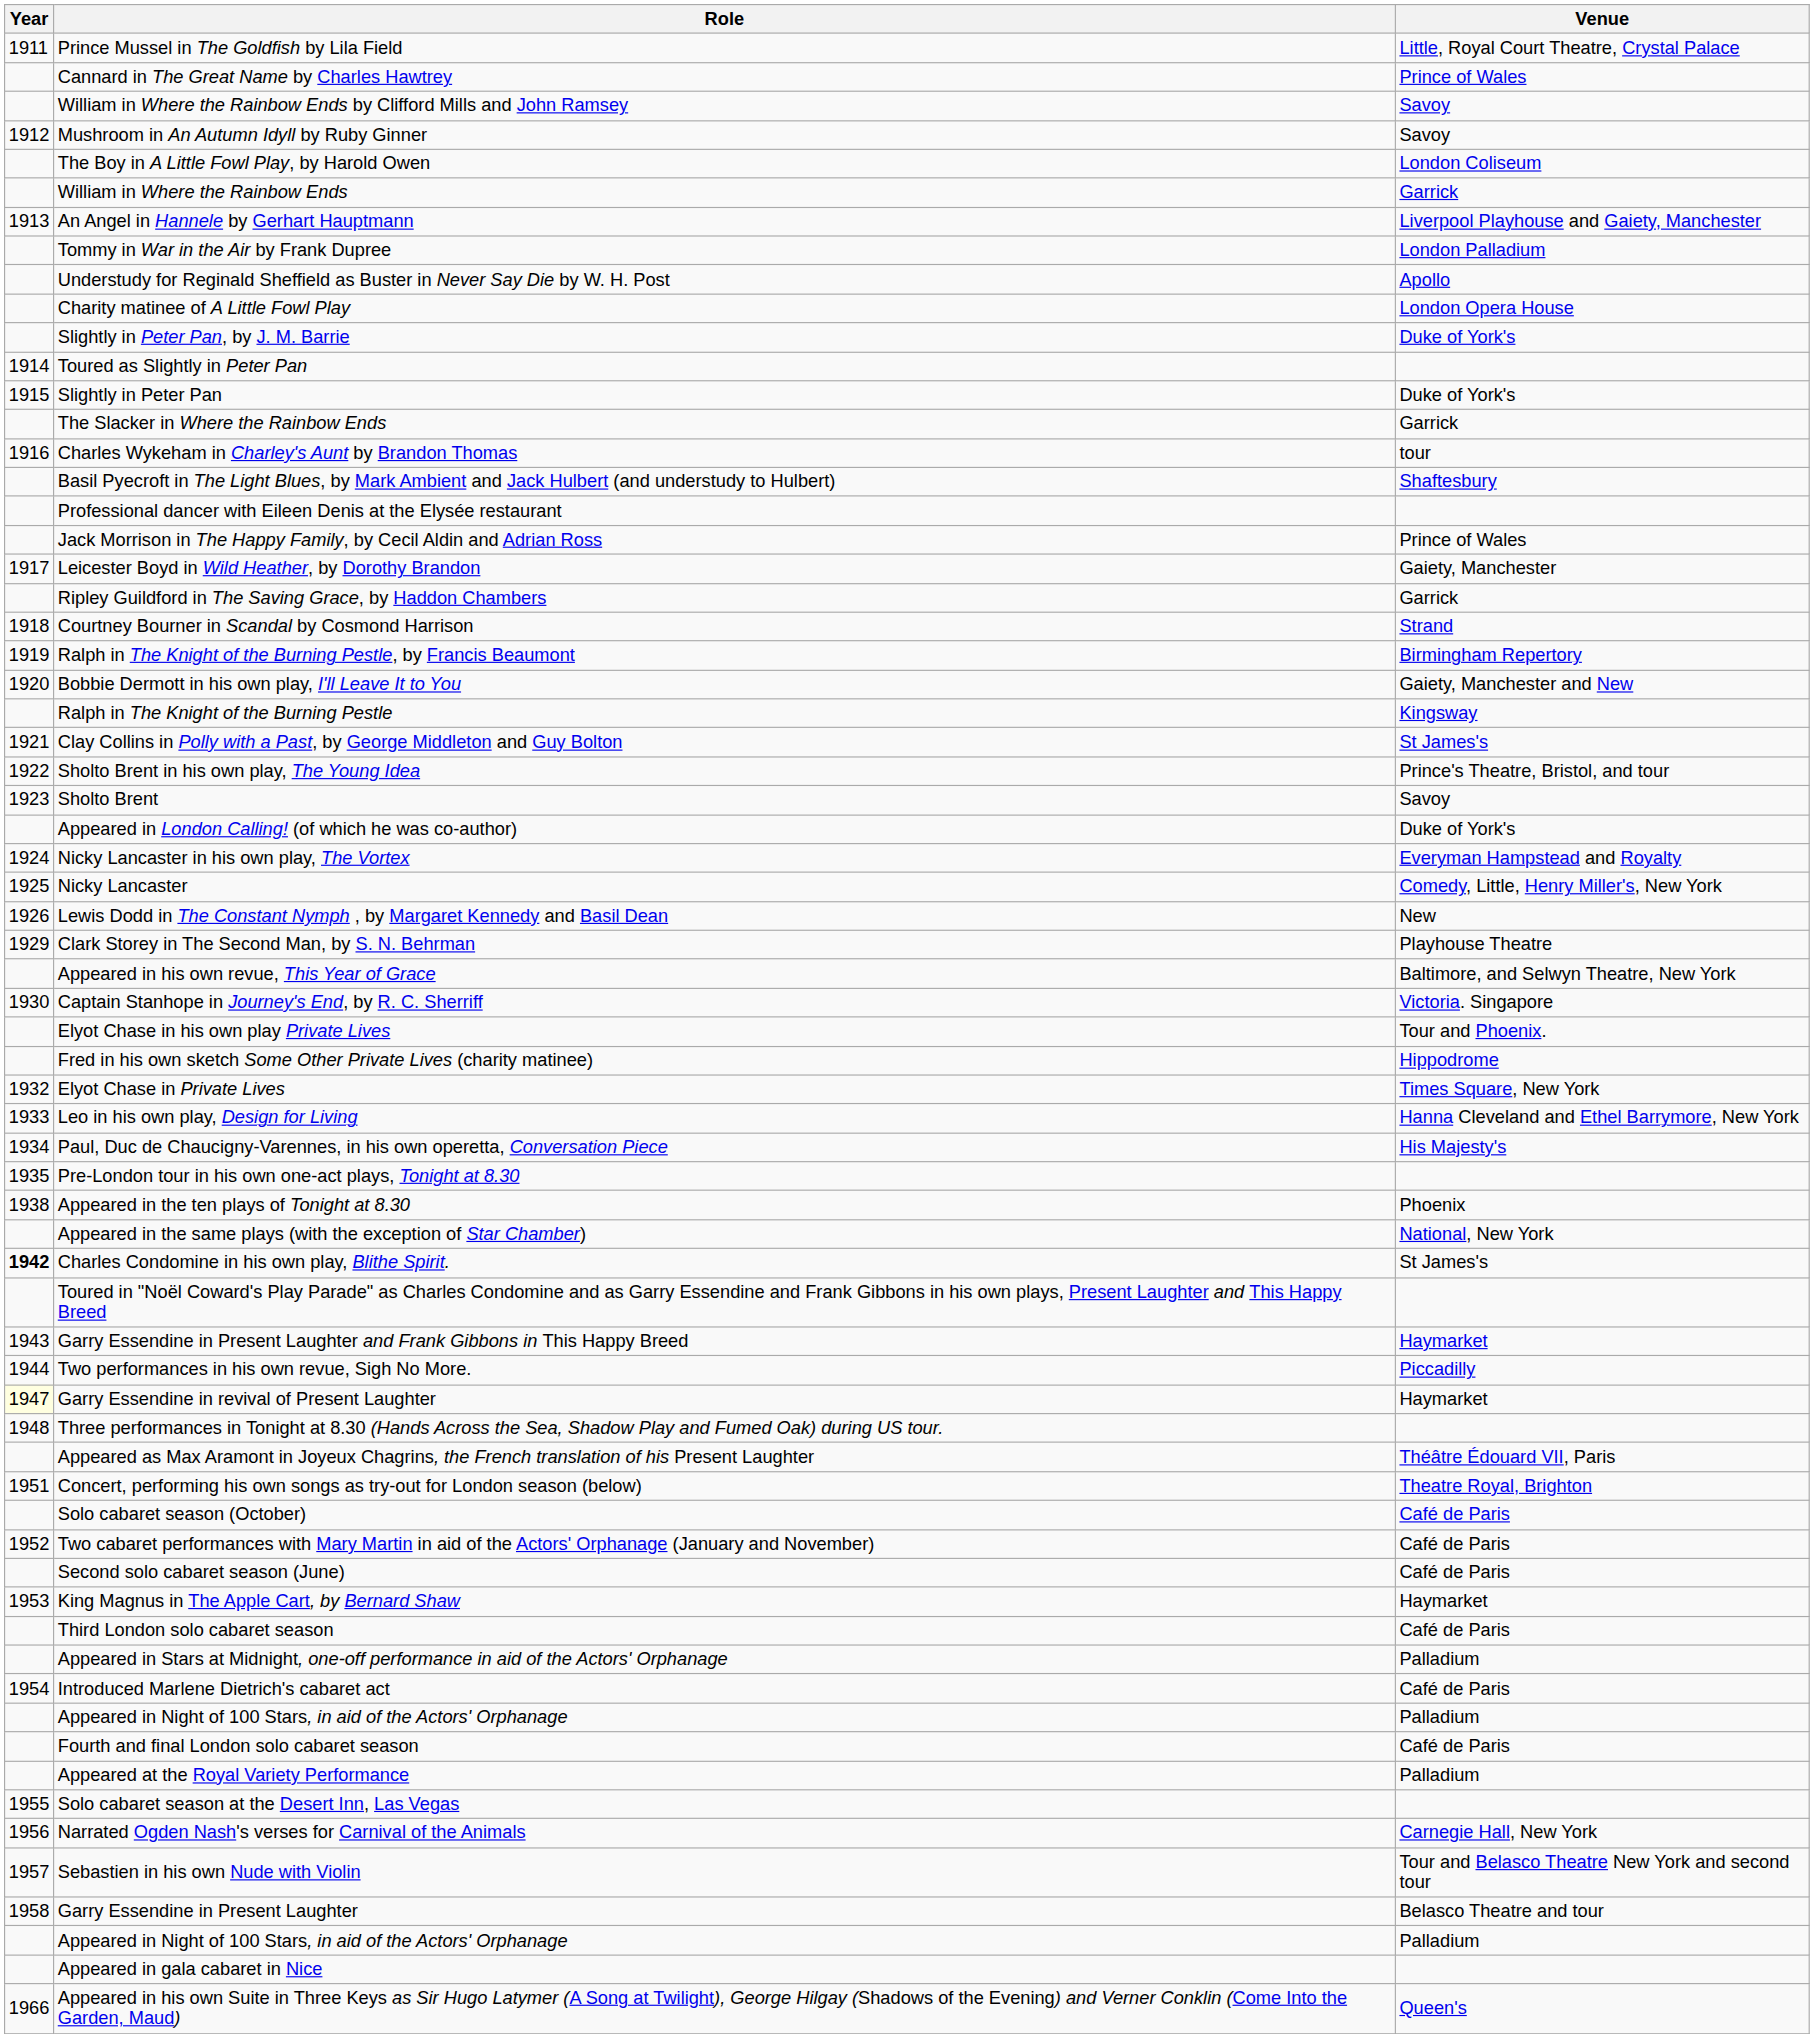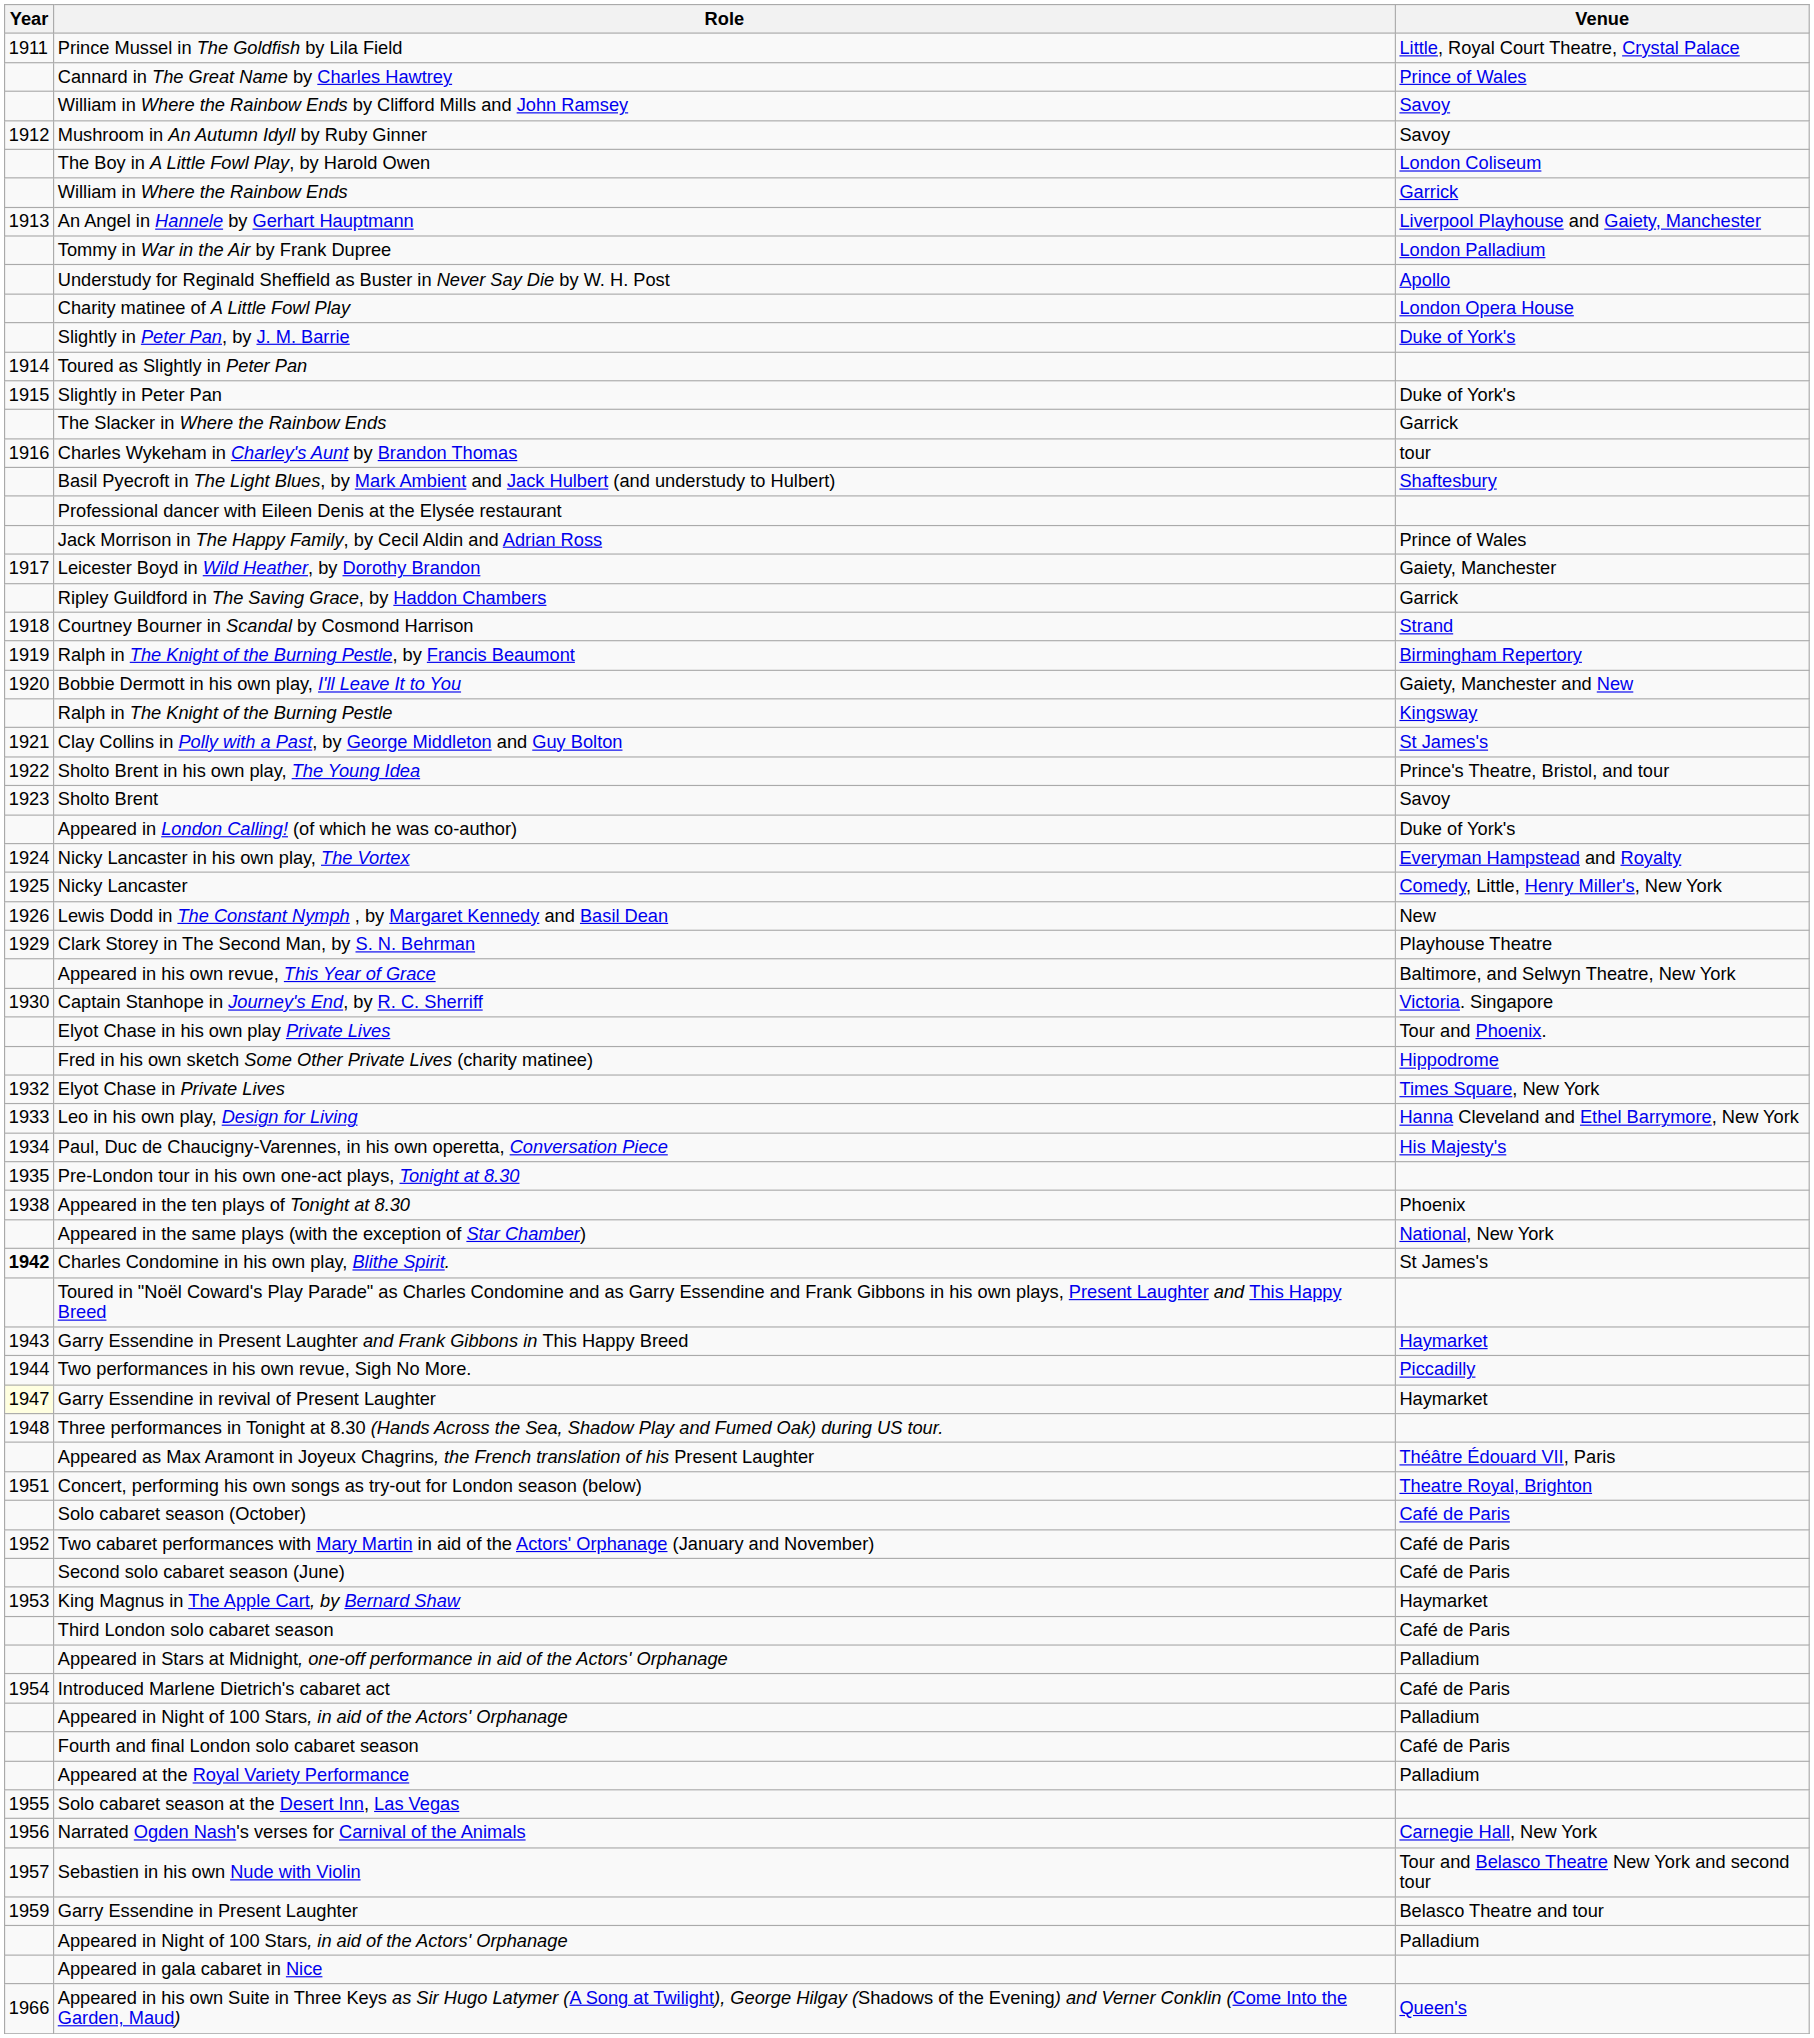(29, 1911) 1958 -> (29, 1911) 1959
